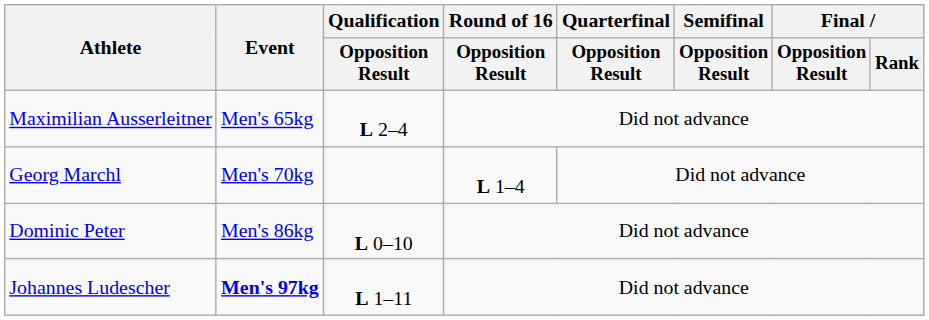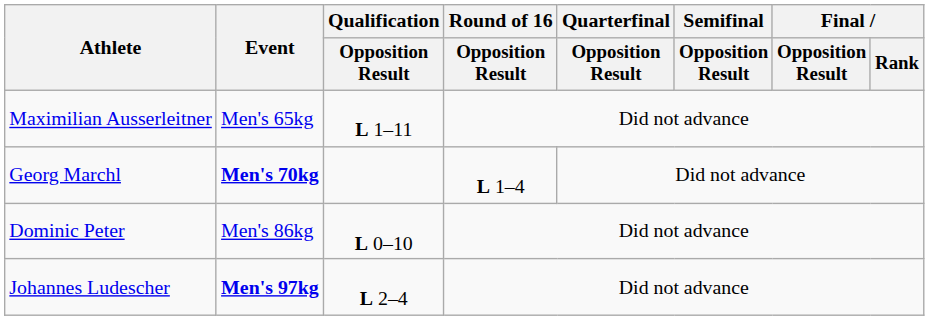(384, 130) L 2–4 -> (384, 130) L 1–11
(267, 175) normal -> (270, 175) bold
(384, 299) L 1–11 -> (384, 299) L 2–4
